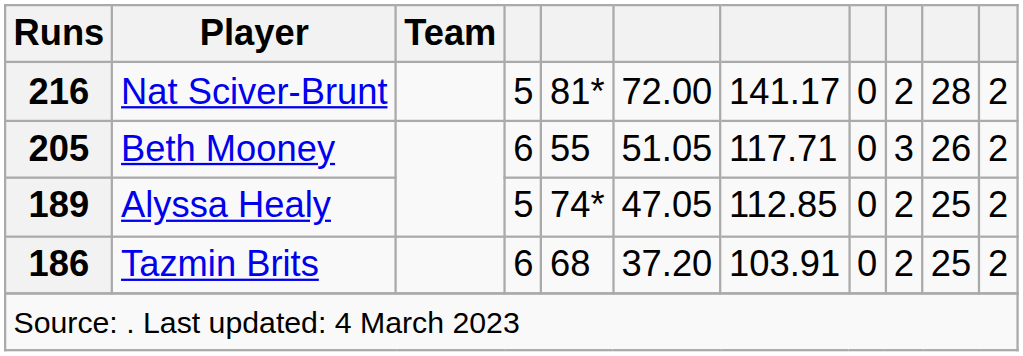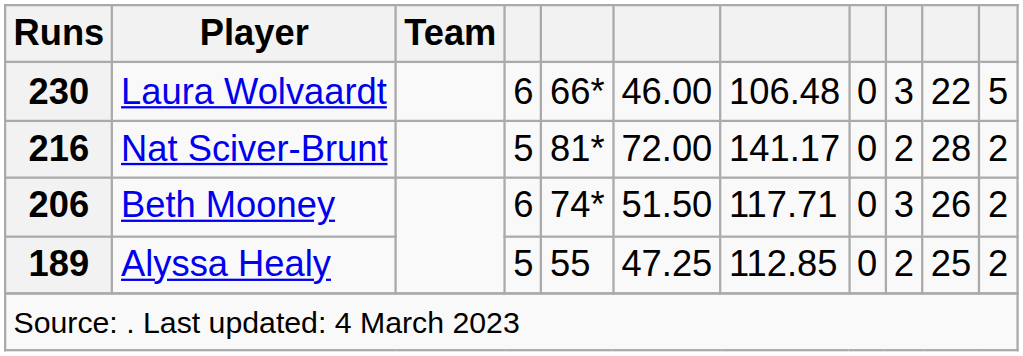+ row: (254, 90)
(59, 148) 205 -> (59, 206) 206
(570, 148) 55 -> (577, 206) 74*
(667, 148) 51.05 -> (667, 206) 51.50
(577, 206) 74* -> (570, 263) 55
(667, 206) 47.05 -> (667, 263) 47.25
- row: (220, 263)
